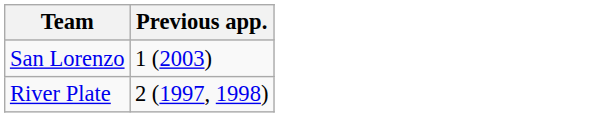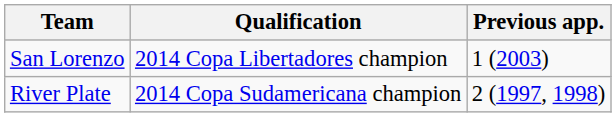+ column: (298, 22)
